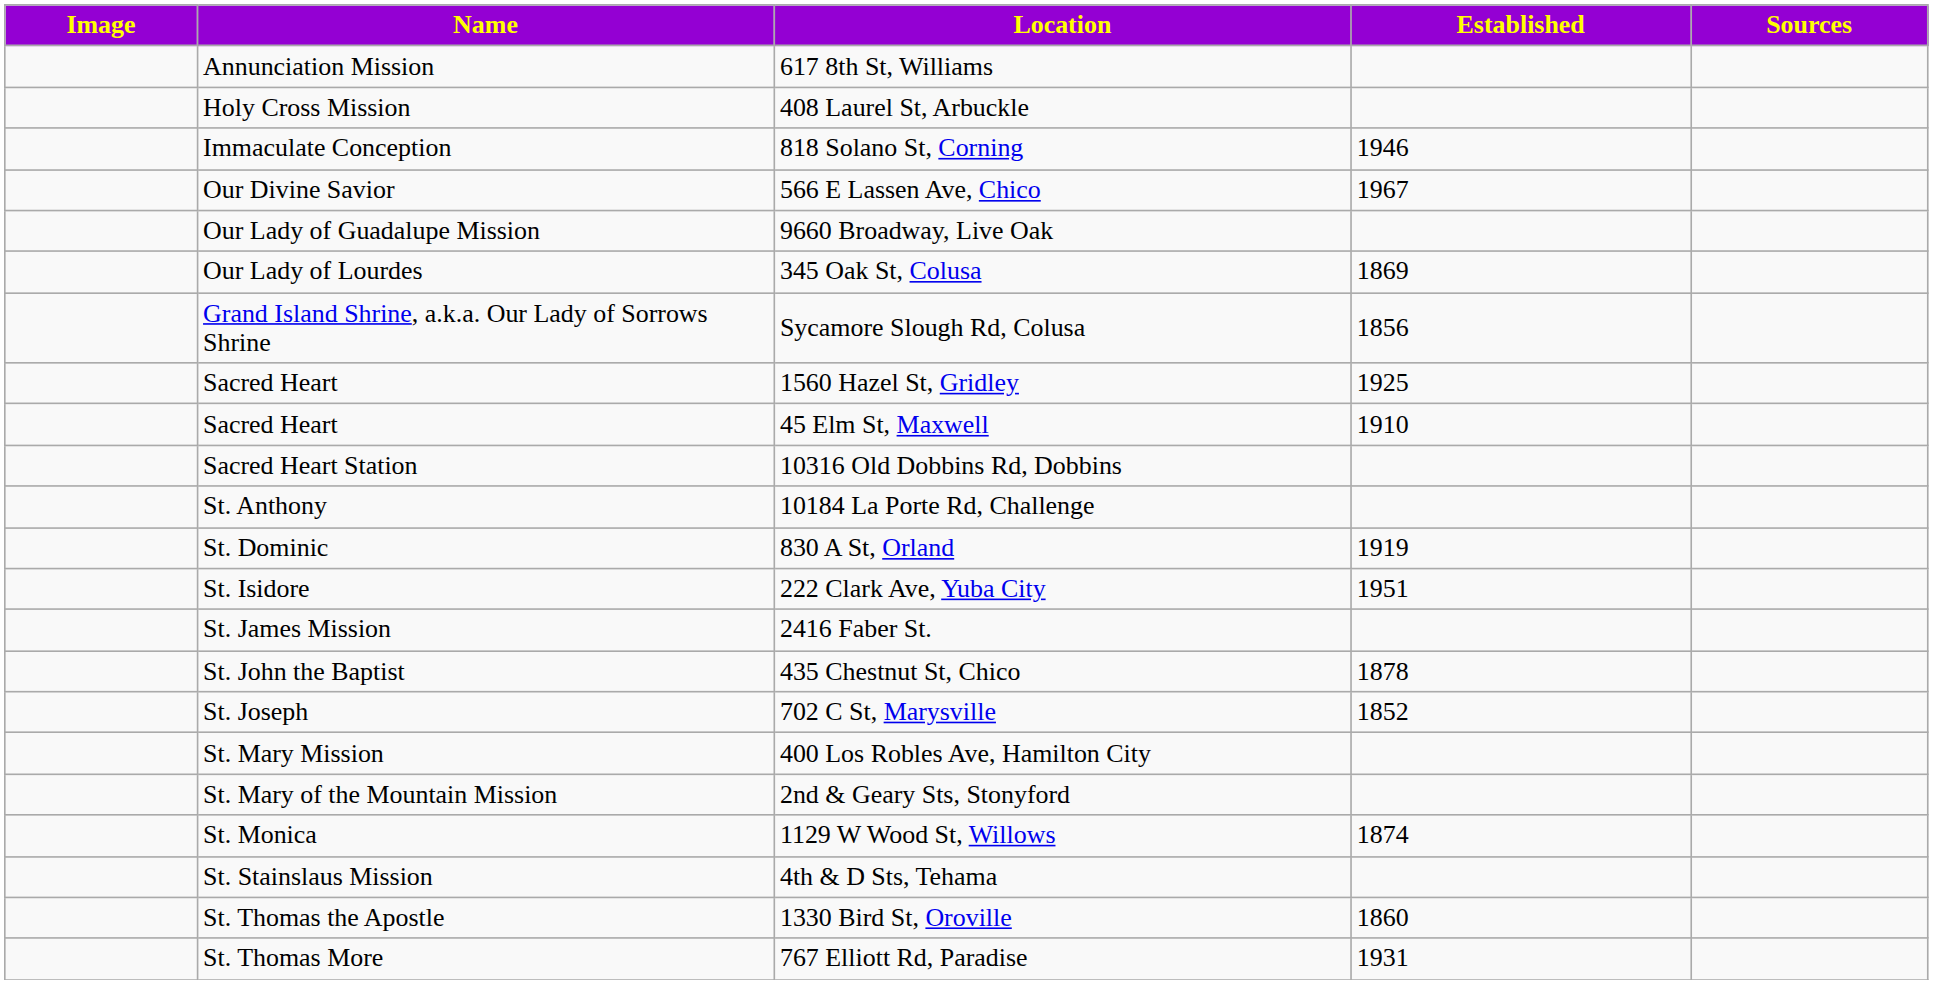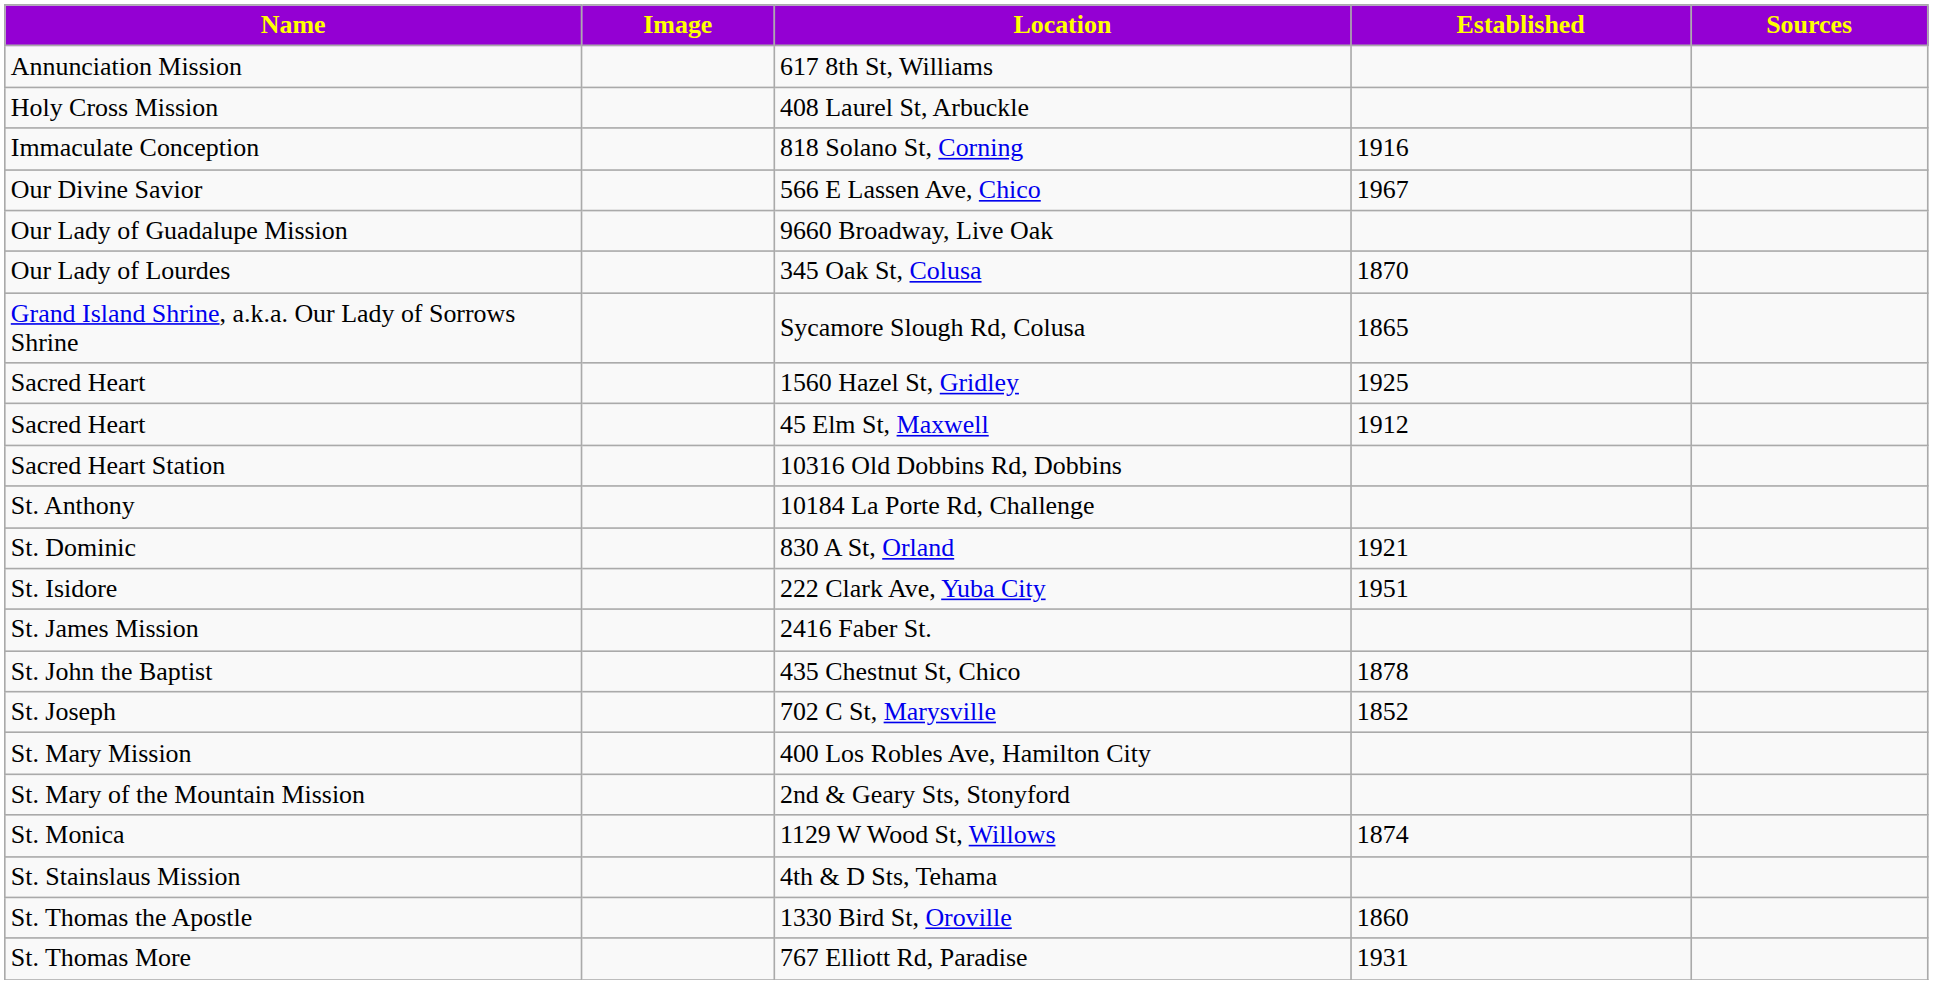columns swapped: (486, 25) <-> (101, 25)
(1383, 148) 1946 -> (1383, 148) 1916
(1383, 271) 1869 -> (1383, 271) 1870
(1383, 327) 1856 -> (1383, 327) 1865
(1383, 424) 1910 -> (1383, 424) 1912
(1383, 547) 1919 -> (1383, 547) 1921
